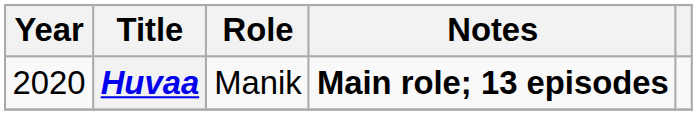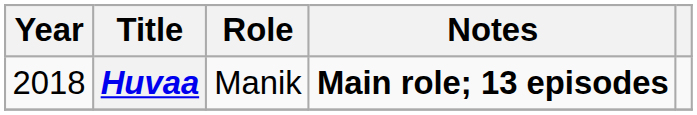(49, 82) 2020 -> (49, 82) 2018
